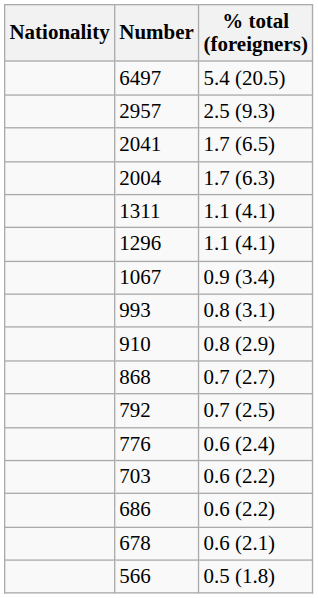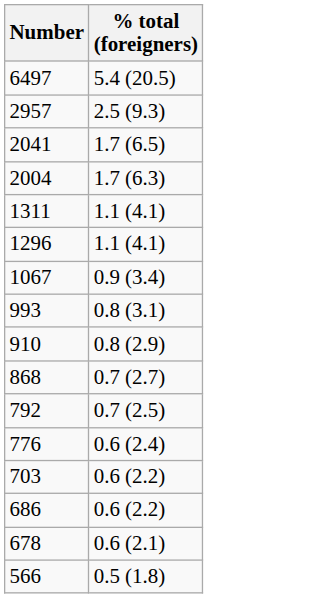- column: (60, 32)
